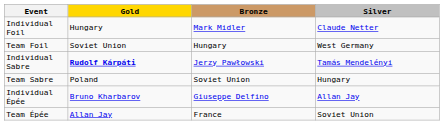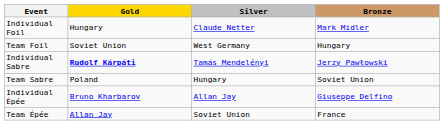columns swapped: (377, 11) <-> (254, 11)
